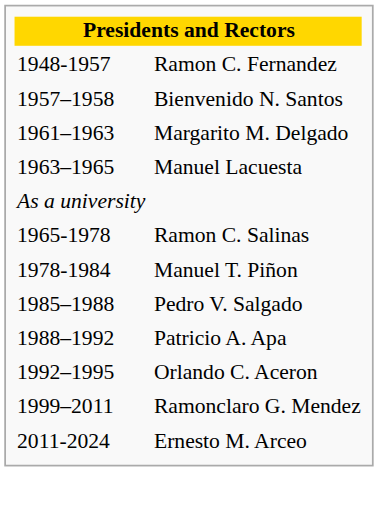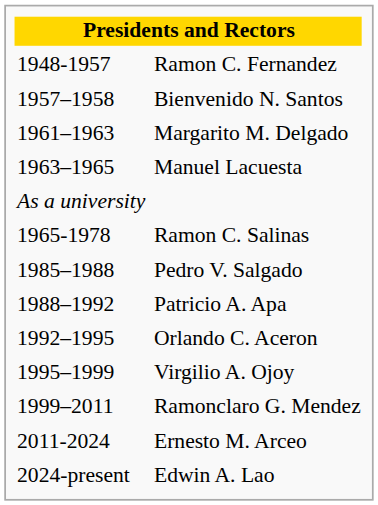- row: (226, 269)
+ row: (224, 372)
+ row: (214, 475)
